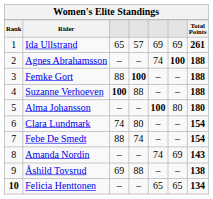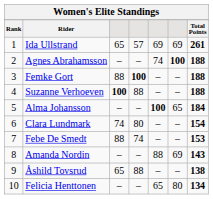(177, 107) 80 -> (177, 107) 65
(198, 107) 180 -> (198, 107) 184
(198, 139) 154 -> (198, 139) 153
(158, 155) 74 -> (158, 155) 88
(119, 170) 69 -> (119, 170) 65
(14, 186) bold -> (14, 186) normal
(177, 186) 65 -> (177, 186) 80
